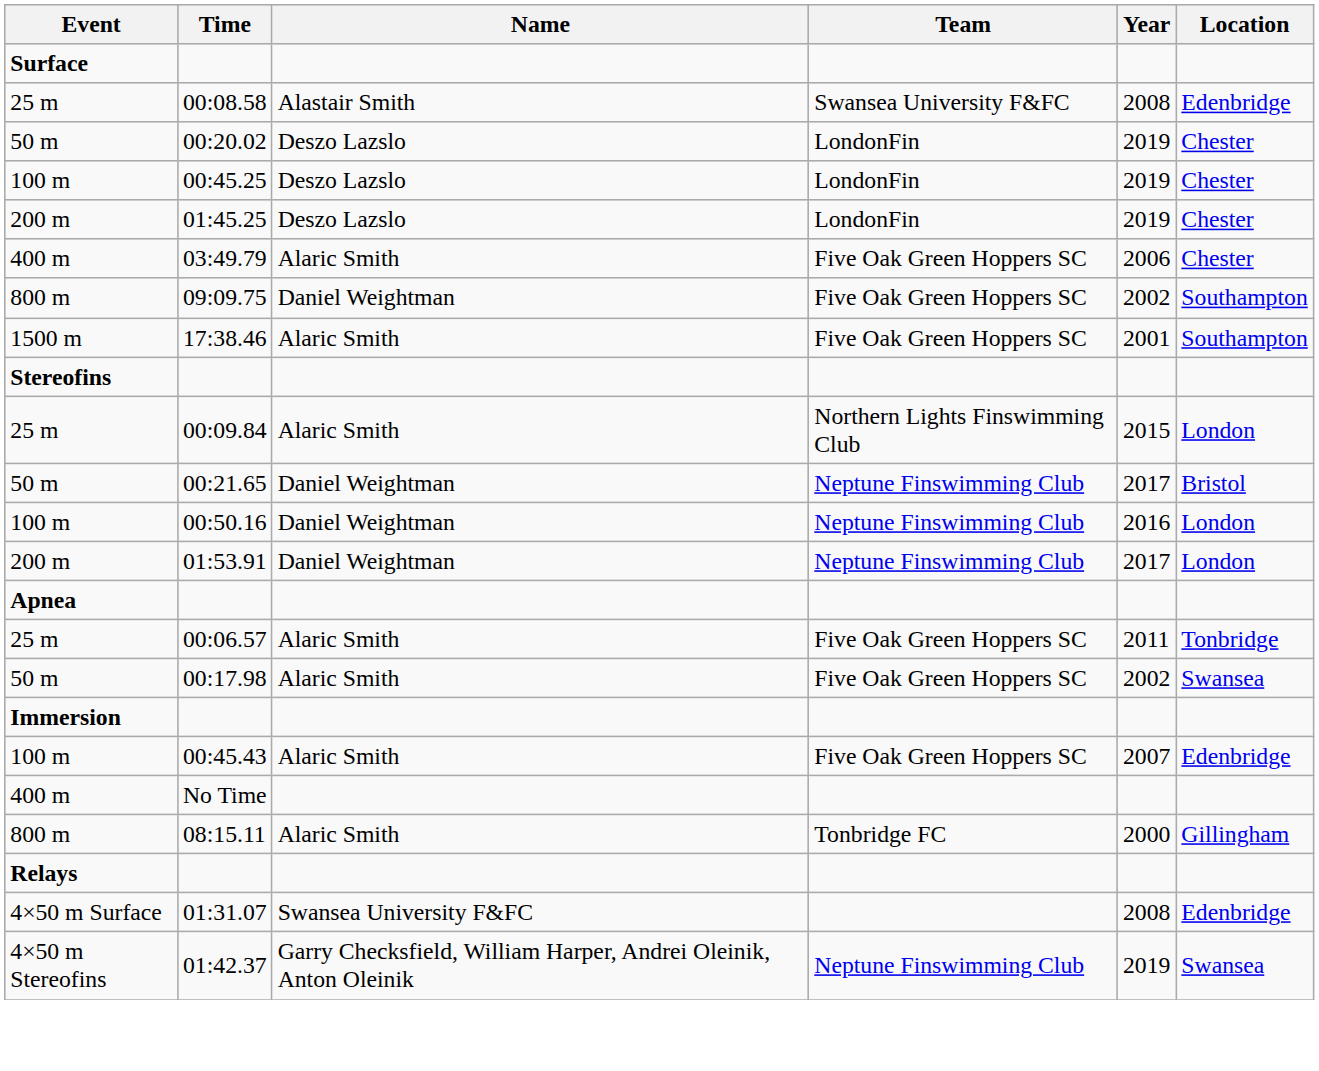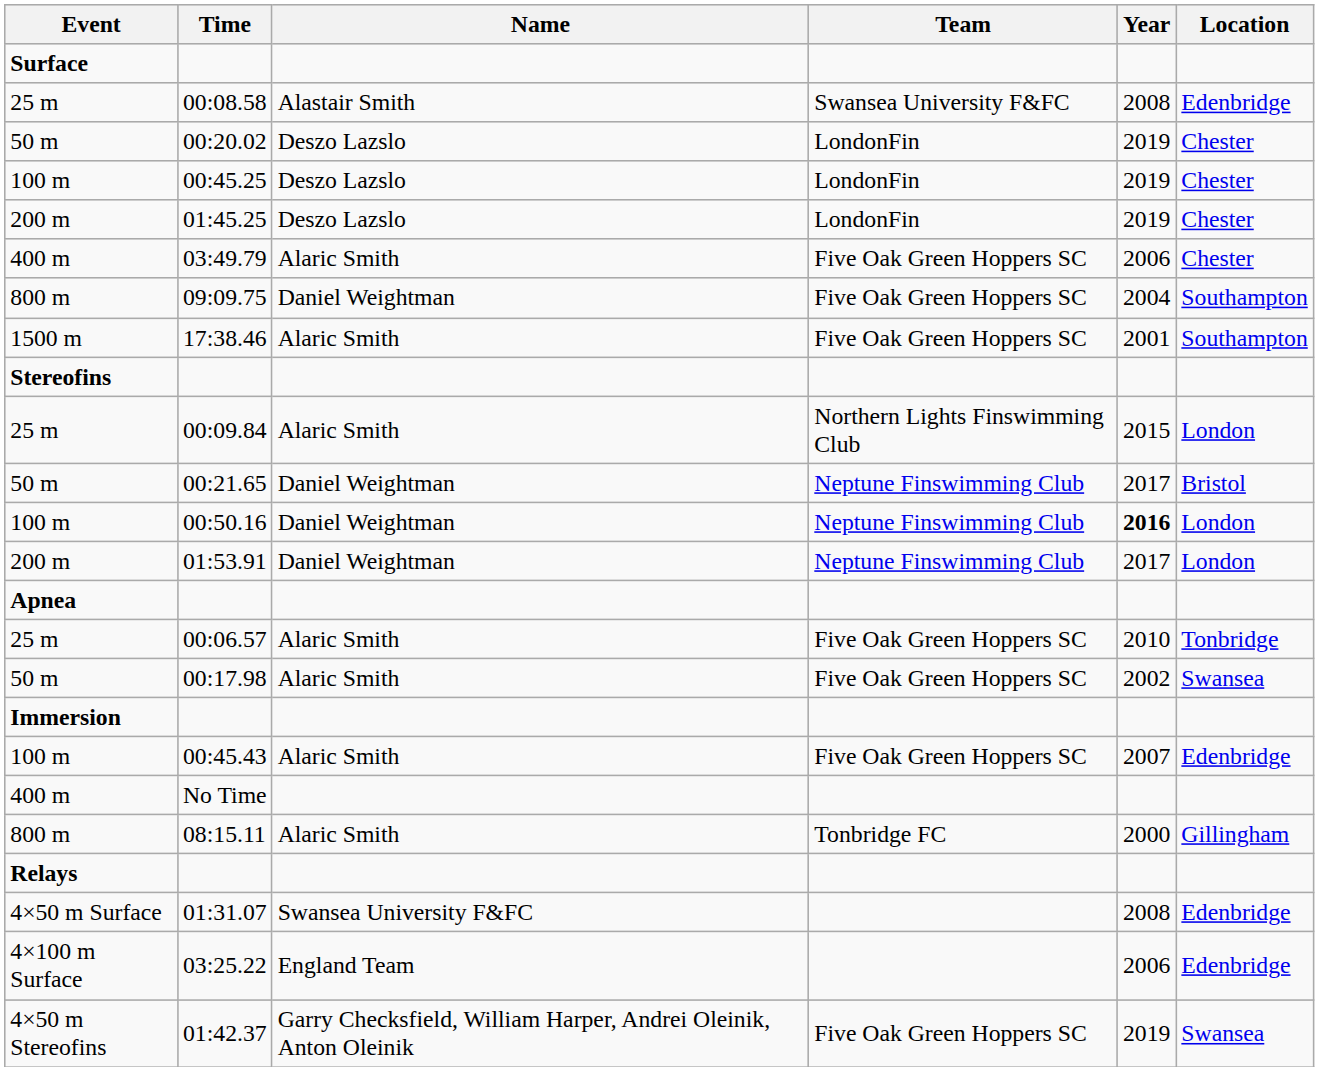(1147, 297) 2002 -> (1147, 297) 2004
(1147, 521) normal -> (1147, 521) bold
(1146, 638) 2011 -> (1147, 638) 2010
+ row: (53, 965)
(949, 965) Neptune Finswimming Club -> (951, 1032) Five Oak Green Hoppers SC
